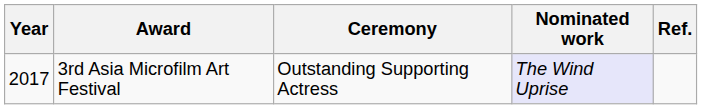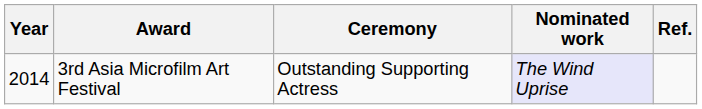(29, 78) 2017 -> (29, 78) 2014
